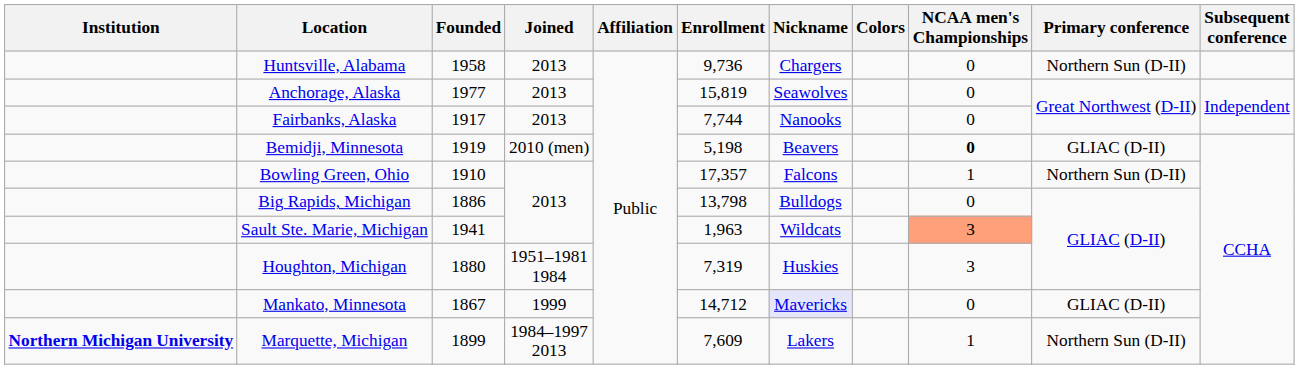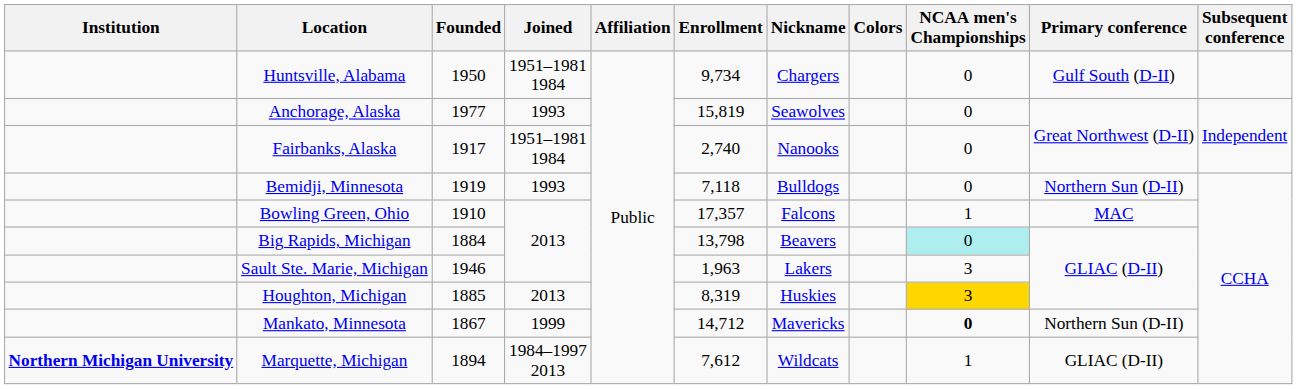(468, 65) 1958 -> (468, 74) 1950
(549, 65) 2013 -> (548, 74) 1951–1981 1984
(723, 65) 9,736 -> (721, 74) 9,734
(1116, 65) Northern Sun (D-II) -> (1114, 74) Gulf South (D-II)
(549, 92) 2013 -> (548, 111) 1993
(549, 119) 2013 -> (548, 149) 1951–1981 1984
(723, 119) 7,744 -> (721, 149) 2,740
(549, 147) 2010 (men) -> (548, 186) 1993
(723, 147) 5,198 -> (721, 186) 7,118
(811, 147) Beavers -> (808, 186) Bulldogs
(970, 147) bold -> (968, 186) normal
(1116, 147) GLIAC (D-II) -> (1114, 186) Northern Sun (D-II)
(1116, 174) Northern Sun (D-II) -> (1114, 213) MAC
(468, 202) 1886 -> (468, 240) 1884
(811, 202) Bulldogs -> (808, 240) Beavers
(970, 202) no background -> (968, 240) paleturquoise background
(468, 229) 1941 -> (468, 268) 1946
(811, 229) Wildcats -> (808, 268) Lakers
(970, 229) lightsalmon background -> (968, 268) no background
(468, 266) 1880 -> (468, 295) 1885
(549, 266) 1951–1981 1984 -> (548, 295) 2013
(723, 266) 7,319 -> (721, 295) 8,319
(970, 266) no background -> (968, 295) gold background
(811, 303) lavender background -> (808, 323) no background
(970, 303) normal -> (968, 323) bold
(1116, 303) GLIAC (D-II) -> (1114, 323) Northern Sun (D-II)
(468, 340) 1899 -> (468, 360) 1894
(723, 340) 7,609 -> (721, 360) 7,612
(811, 340) Lakers -> (808, 360) Wildcats
(1116, 340) Northern Sun (D-II) -> (1114, 360) GLIAC (D-II)
